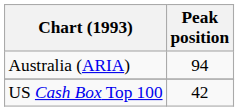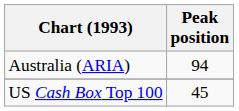(200, 92) 42 -> (200, 92) 45
